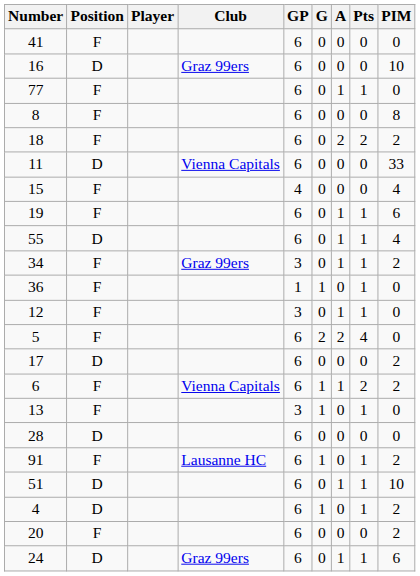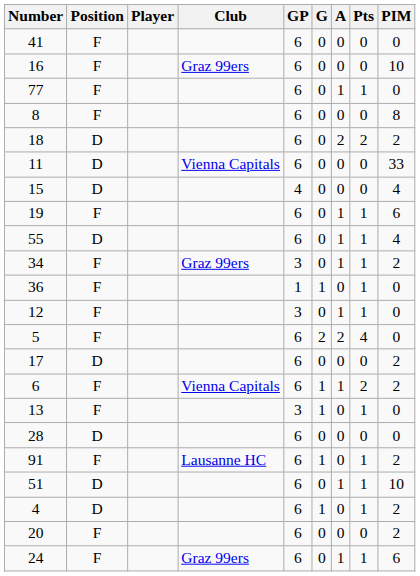(97, 66) D -> (97, 66) F
(97, 139) F -> (97, 139) D
(97, 189) F -> (97, 189) D
(97, 558) D -> (97, 558) F
